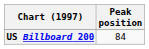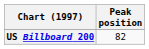(120, 37) 84 -> (120, 37) 82
